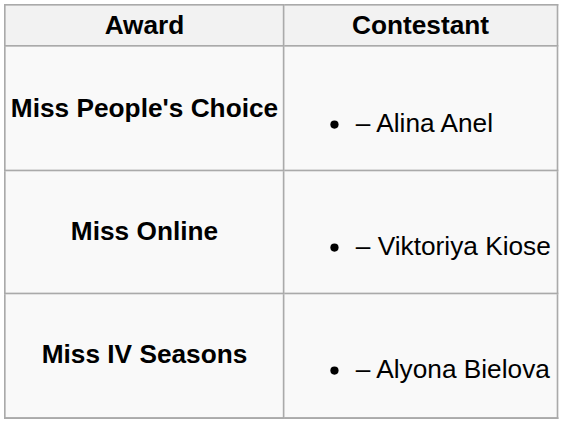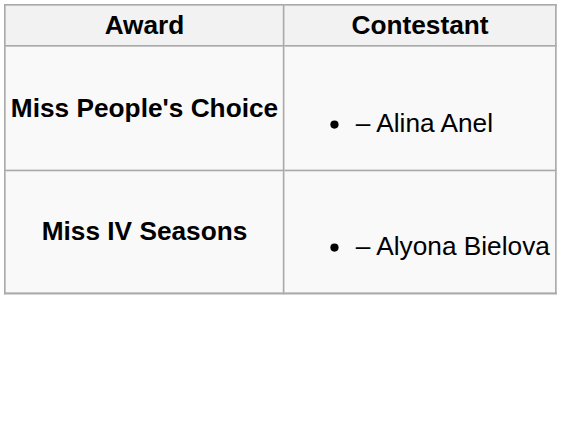- row: (144, 231)
